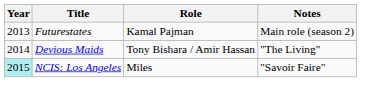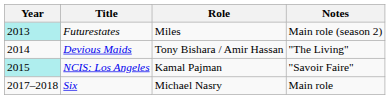(18, 31) no background -> (18, 31) paleturquoise background
(160, 31) Kamal Pajman -> (168, 31) Miles
(139, 67) Miles -> (188, 67) Kamal Pajman
+ row: (70, 85)
